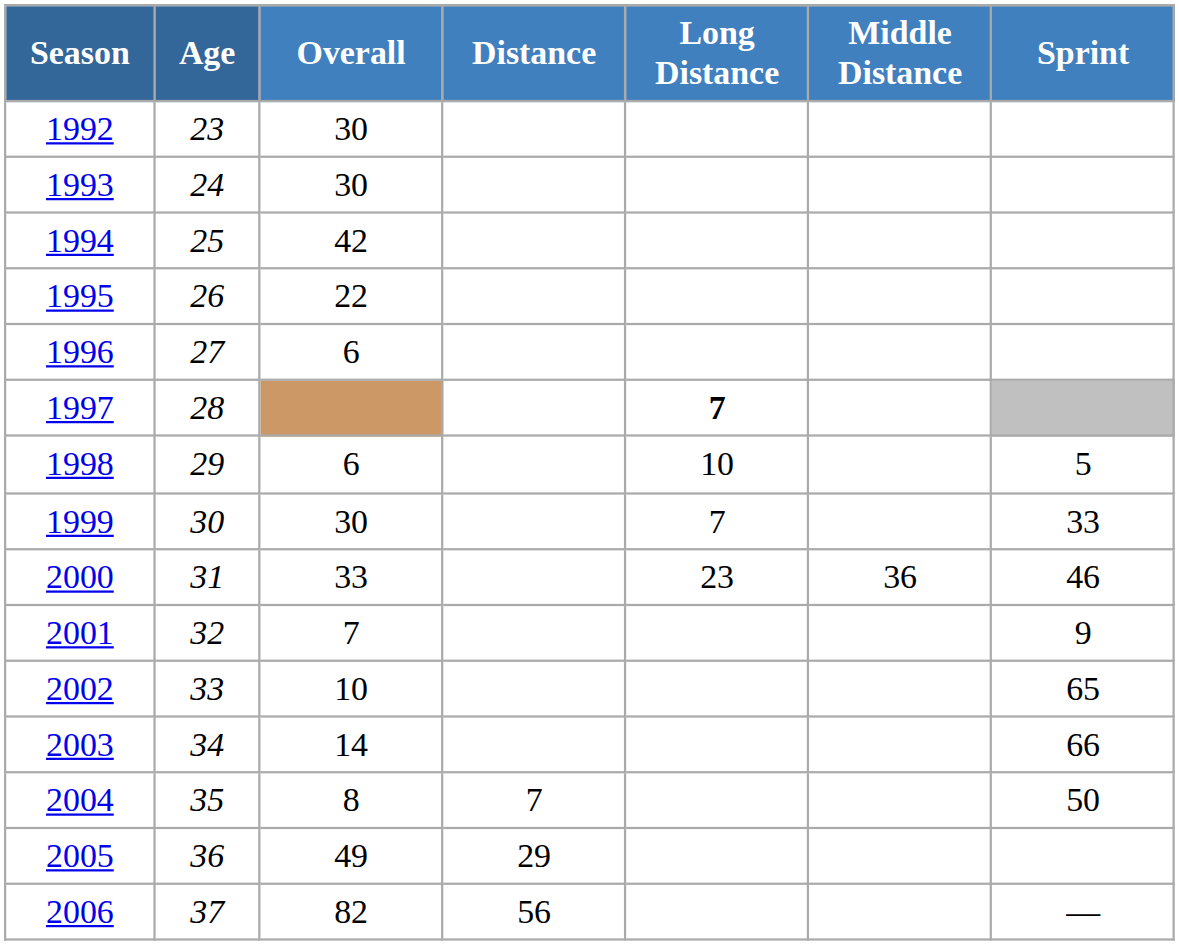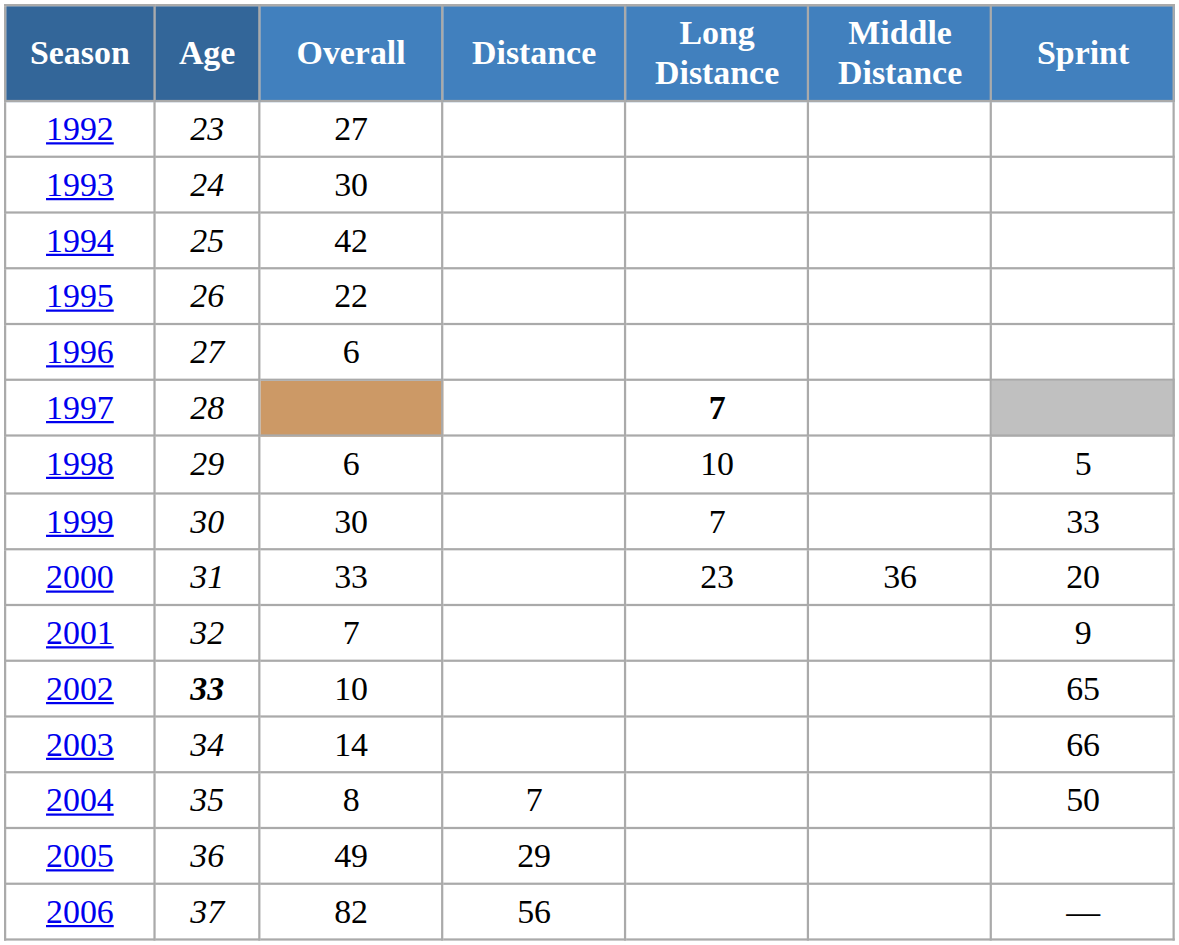(351, 128) 30 -> (351, 128) 27
(1083, 575) 46 -> (1083, 575) 20
(207, 687) normal -> (207, 687) bold
